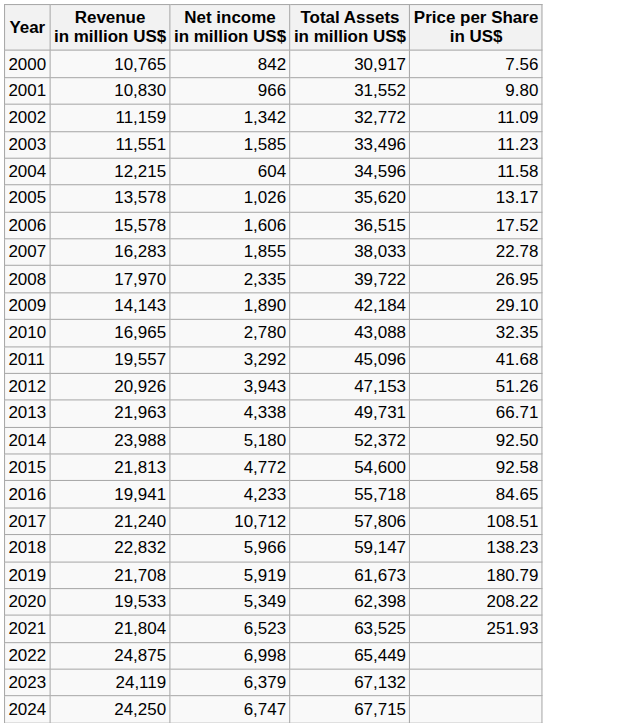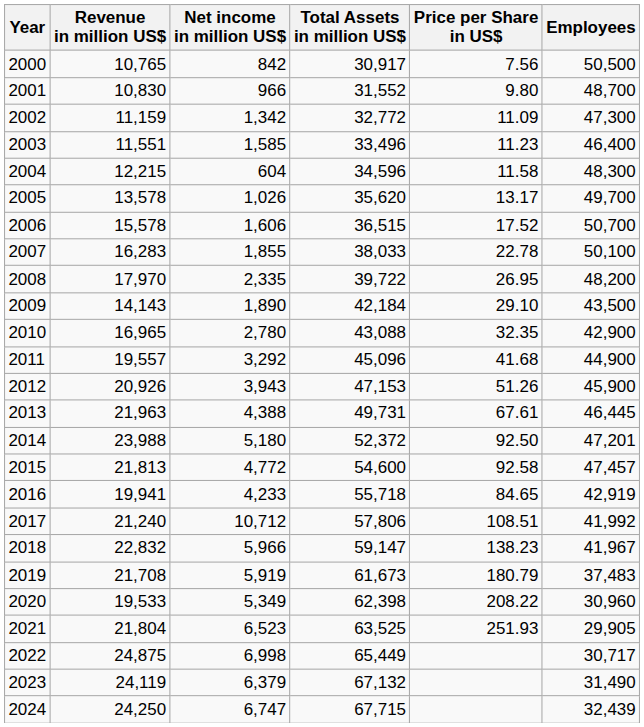+ column: (591, 27)
(265, 413) 4,338 -> (265, 413) 4,388
(517, 413) 66.71 -> (517, 413) 67.61
